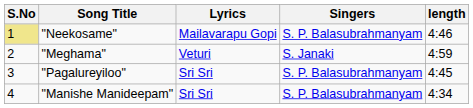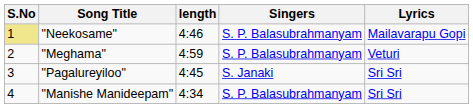columns swapped: (228, 14) <-> (447, 14)
(308, 53) S. Janaki -> (292, 53) S. P. Balasubrahmanyam
(352, 73) S. P. Balasubrahmanyam -> (248, 73) S. Janaki
